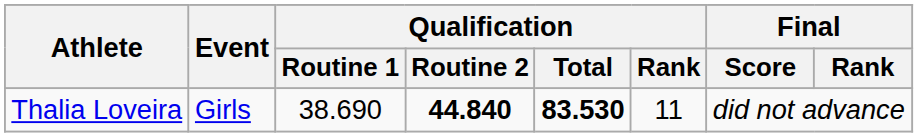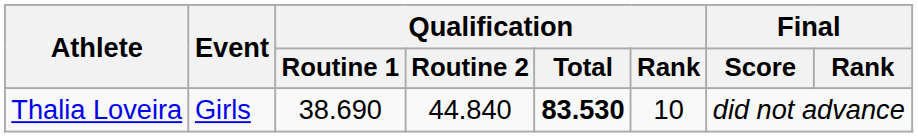(470, 110) bold -> (470, 110) normal
(669, 110) 11 -> (669, 110) 10
